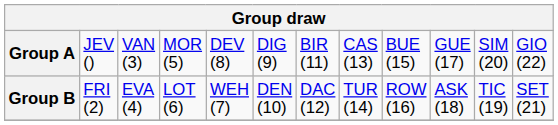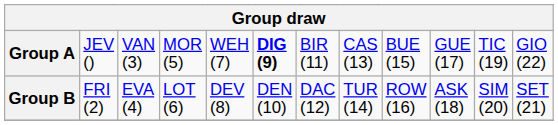(227, 53) DEV (8) -> (229, 53) WEH (7)
(272, 53) normal -> (272, 53) bold
(493, 53) SIM (20) -> (493, 53) TIC (19)
(229, 98) WEH (7) -> (227, 98) DEV (8)
(493, 98) TIC (19) -> (493, 98) SIM (20)
